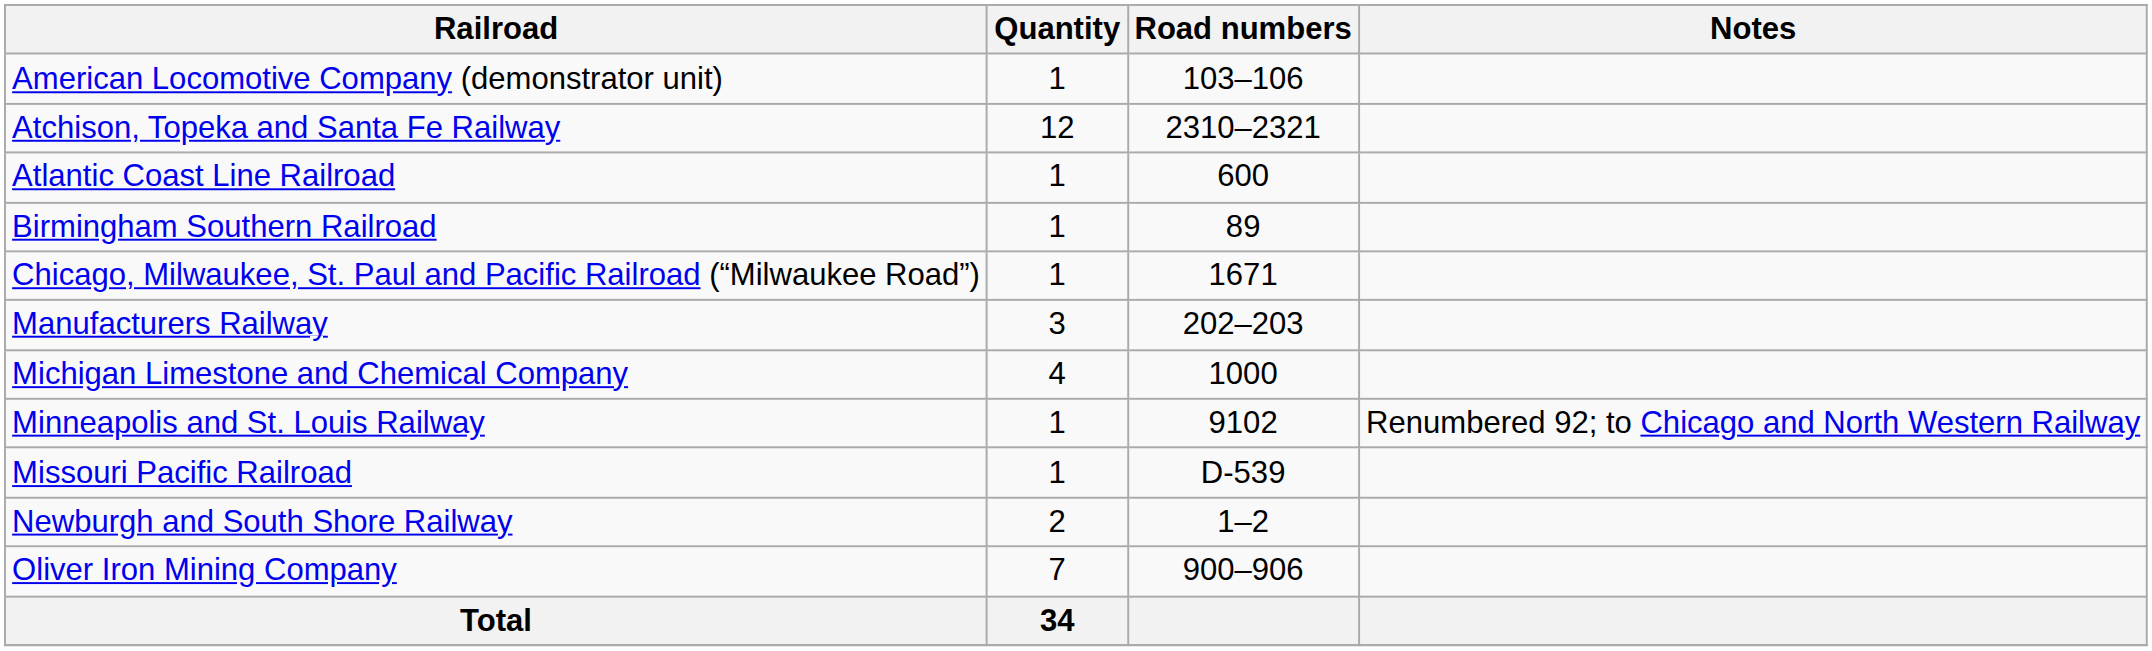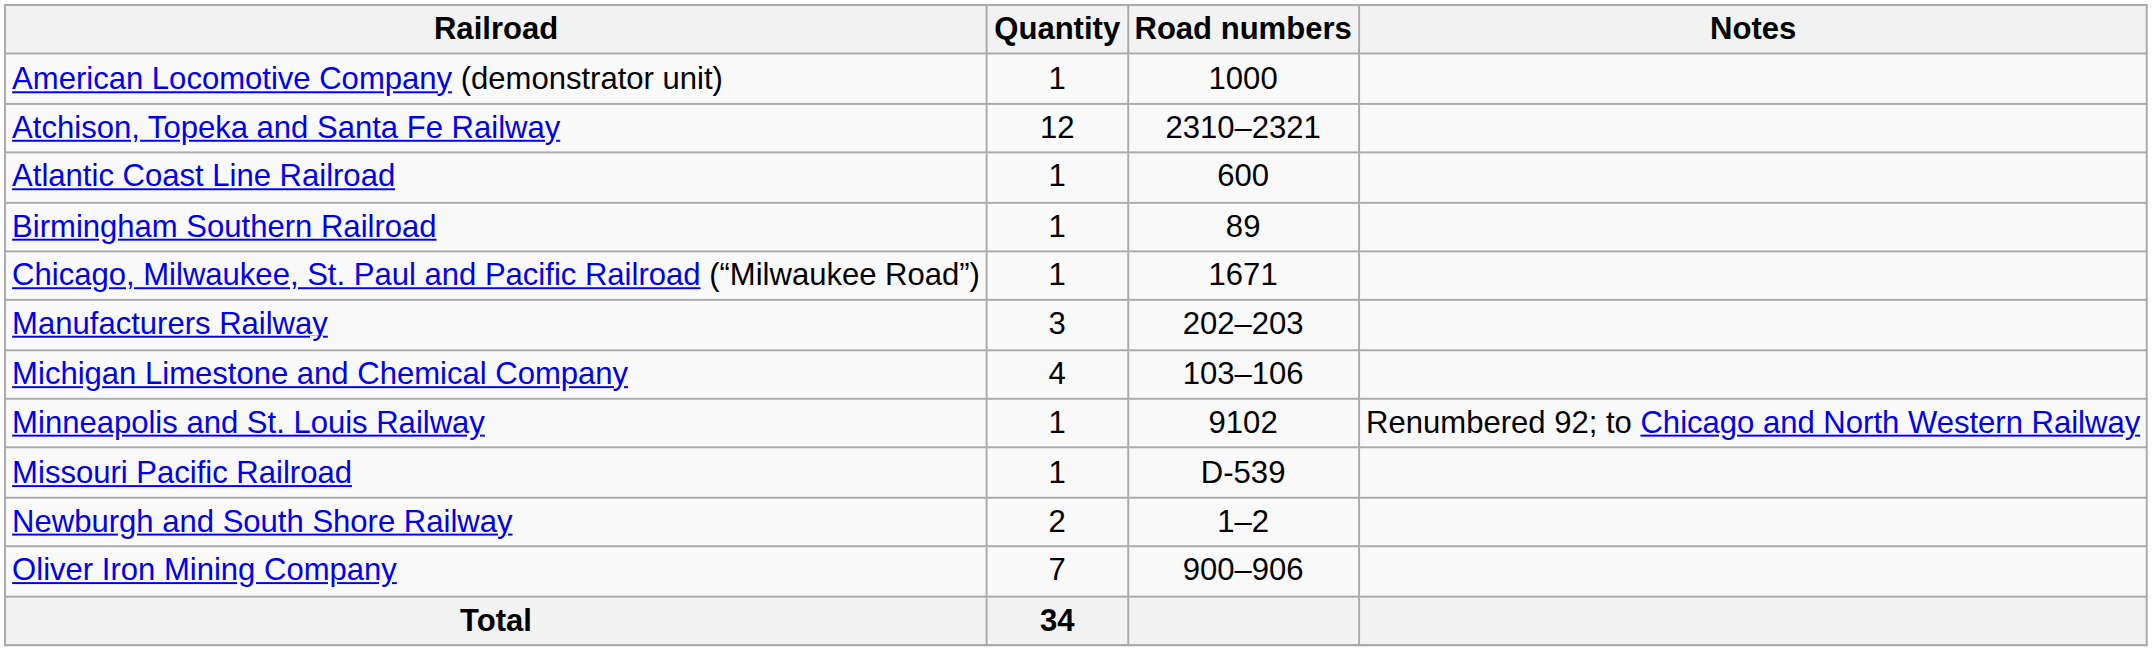(1243, 78) 103–106 -> (1243, 78) 1000
(1243, 373) 1000 -> (1243, 373) 103–106
